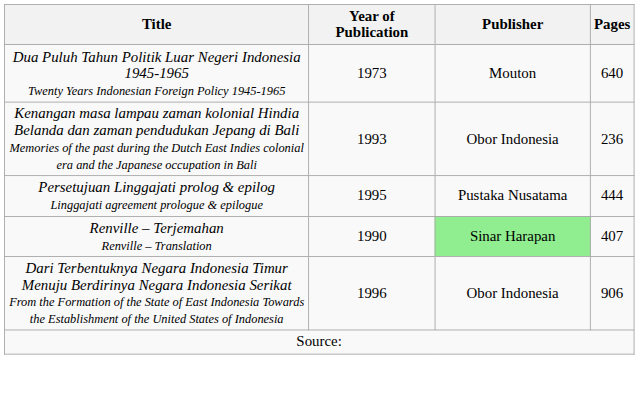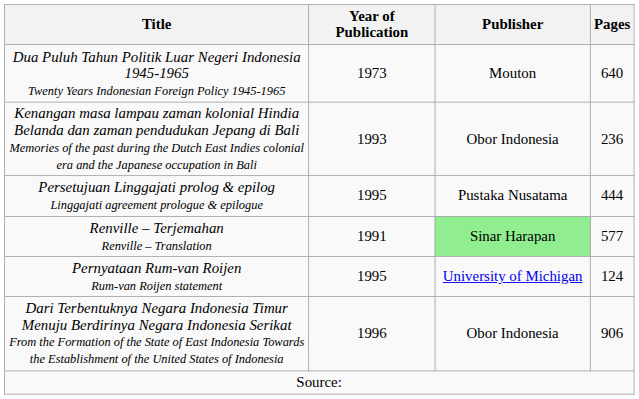(372, 236) 1990 -> (372, 236) 1991
(612, 236) 407 -> (612, 236) 577
+ row: (157, 276)
